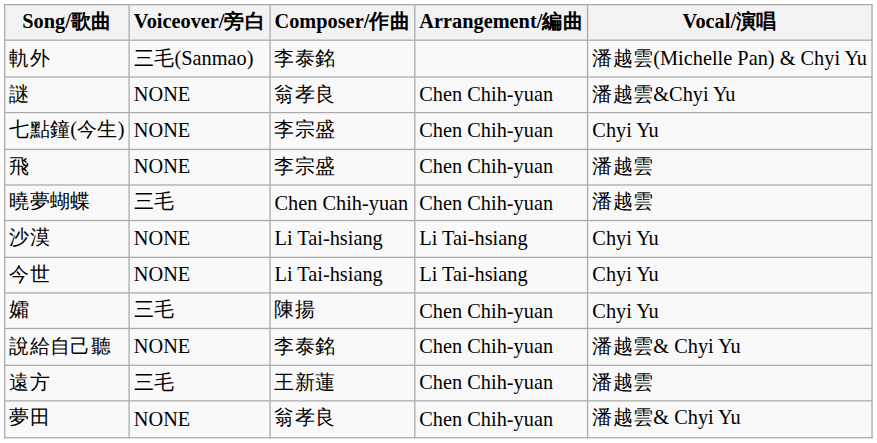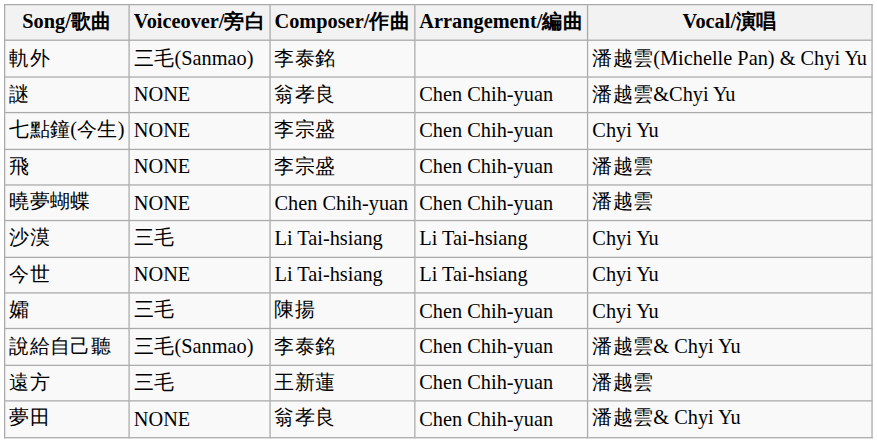(154, 202) 三毛 -> (162, 202) NONE
(162, 238) NONE -> (154, 238) 三毛
(162, 346) NONE -> (194, 346) 三毛(Sanmao)
